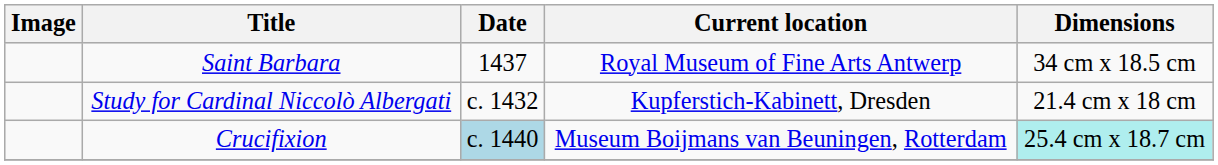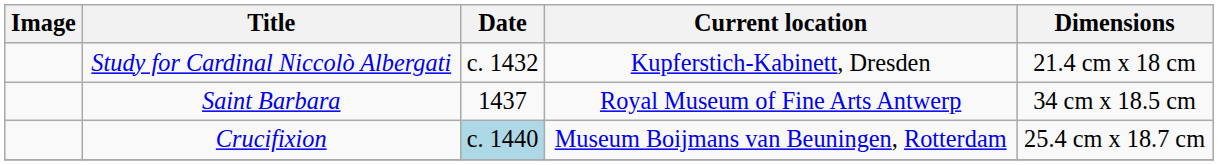rows swapped: (271, 100) <-> (271, 62)
(1115, 139) paleturquoise background -> (1115, 139) no background
